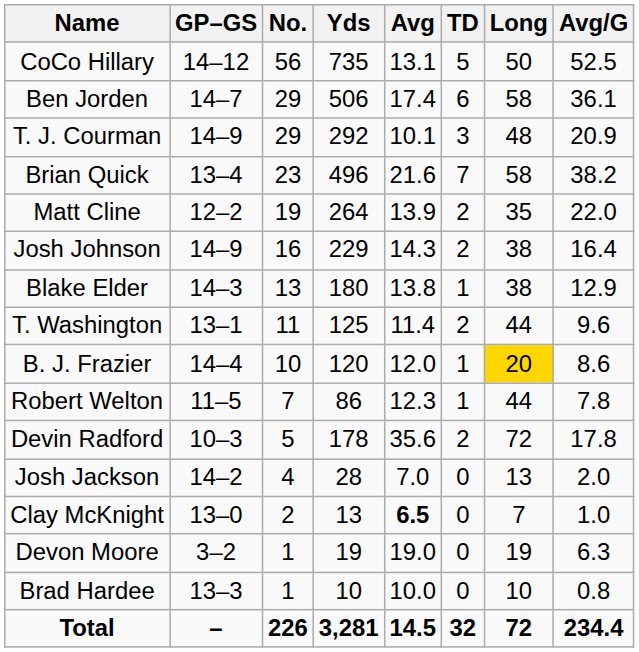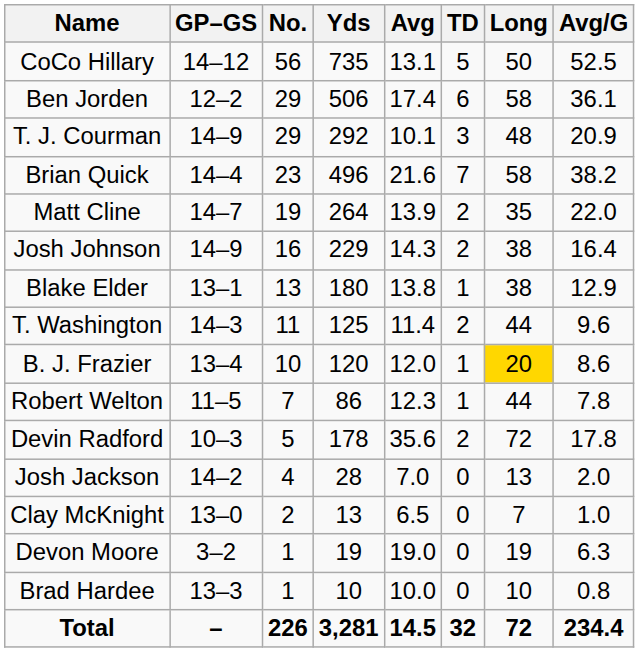(216, 99) 14–7 -> (216, 99) 12–2
(216, 174) 13–4 -> (216, 174) 14–4
(216, 212) 12–2 -> (216, 212) 14–7
(216, 288) 14–3 -> (216, 288) 13–1
(216, 325) 13–1 -> (216, 325) 14–3
(216, 363) 14–4 -> (216, 363) 13–4
(413, 514) bold -> (413, 514) normal
